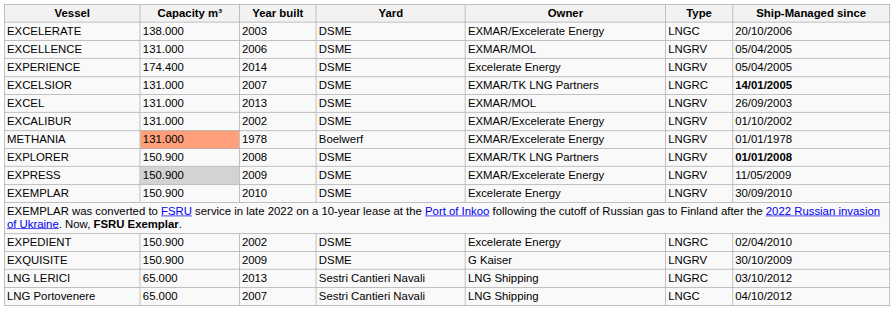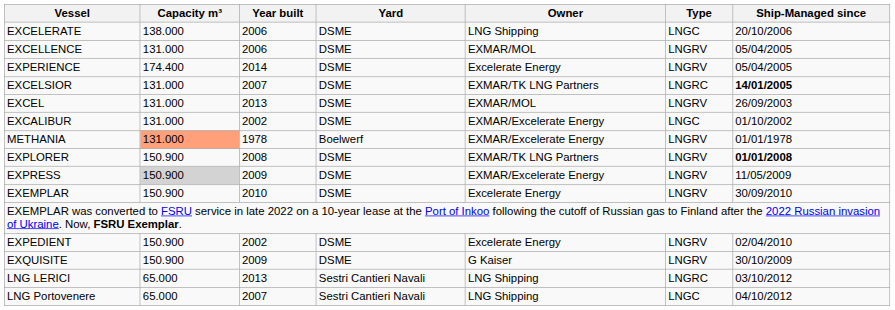(255, 31) 2003 -> (255, 31) 2006
(536, 31) EXMAR/Excelerate Energy -> (503, 31) LNG Shipping
(688, 121) LNGRV -> (684, 121) LNGC
(688, 242) LNGRC -> (688, 242) LNGRV
